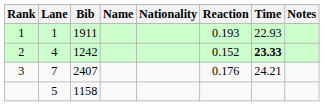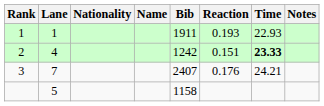columns swapped: (85, 14) <-> (168, 14)
(226, 52) 0.152 -> (226, 52) 0.151
